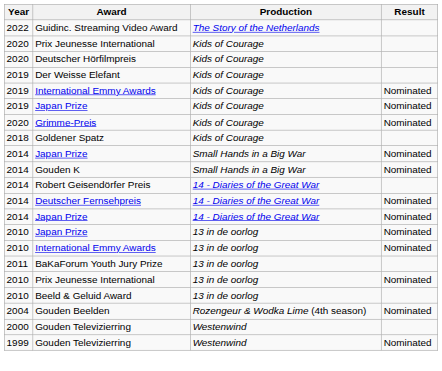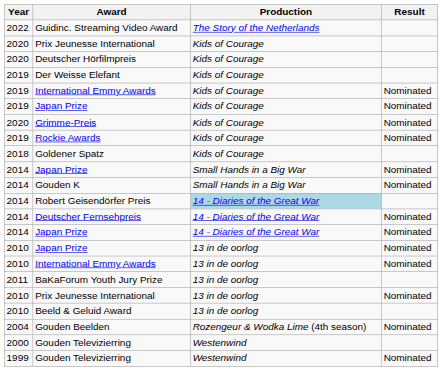+ row: (18, 138)
(256, 185) no background -> (256, 201) lightblue background
